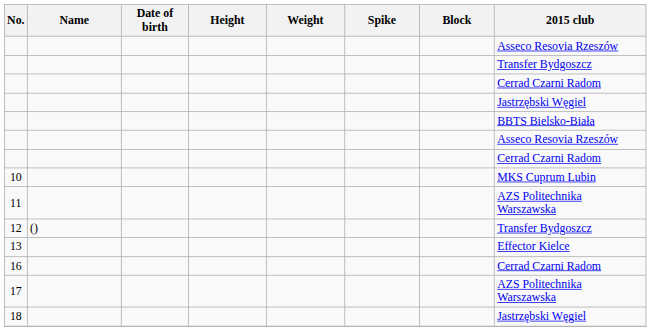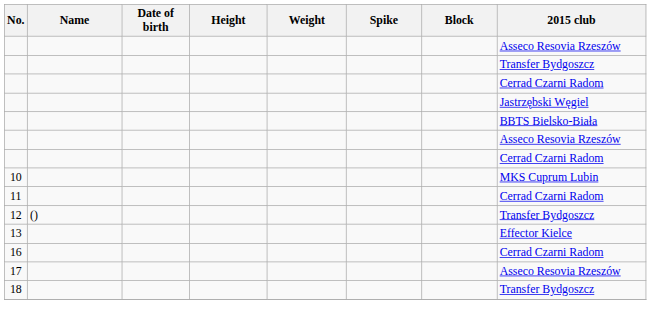(539, 202) AZS Politechnika Warszawska -> (552, 196) Cerrad Czarni Radom
(539, 291) AZS Politechnika Warszawska -> (560, 271) Asseco Resovia Rzeszów
(542, 316) Jastrzębski Węgiel -> (547, 290) Transfer Bydgoszcz
